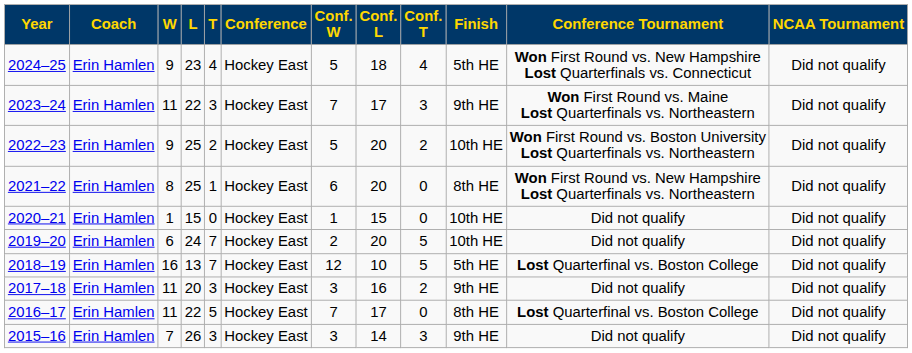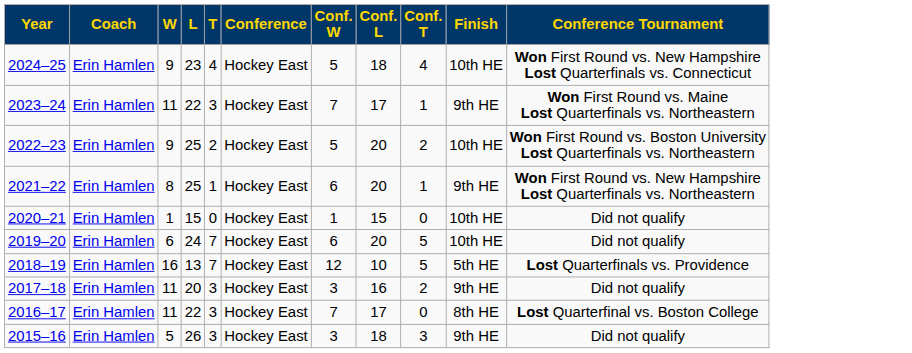- column: (838, 24)
(476, 65) 5th HE -> (476, 65) 10th HE
(423, 105) 3 -> (423, 105) 1
(423, 186) 0 -> (423, 186) 1
(476, 186) 8th HE -> (476, 186) 9th HE
(334, 241) 2 -> (334, 241) 6
(638, 265) Lost Quarterfinal vs. Boston College -> (638, 265) Lost Quarterfinals vs. Providence
(213, 312) 5 -> (213, 312) 3
(170, 335) 7 -> (170, 335) 5
(378, 335) 14 -> (378, 335) 18
